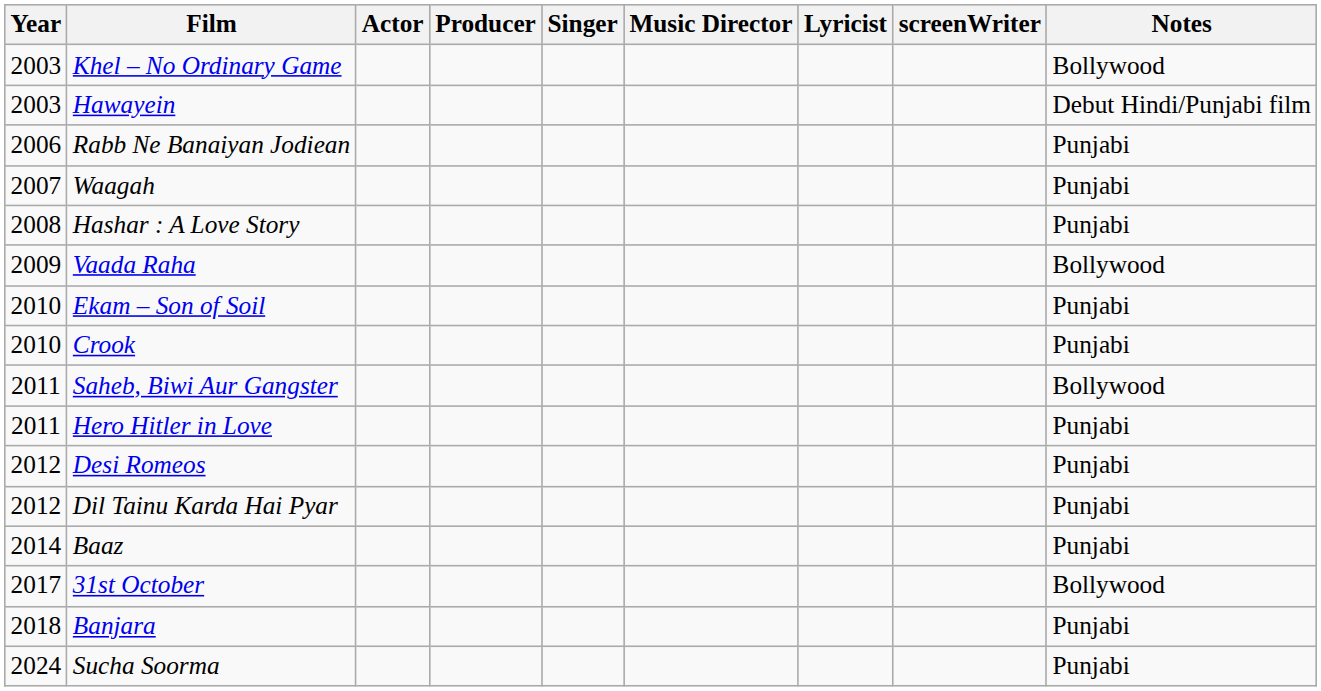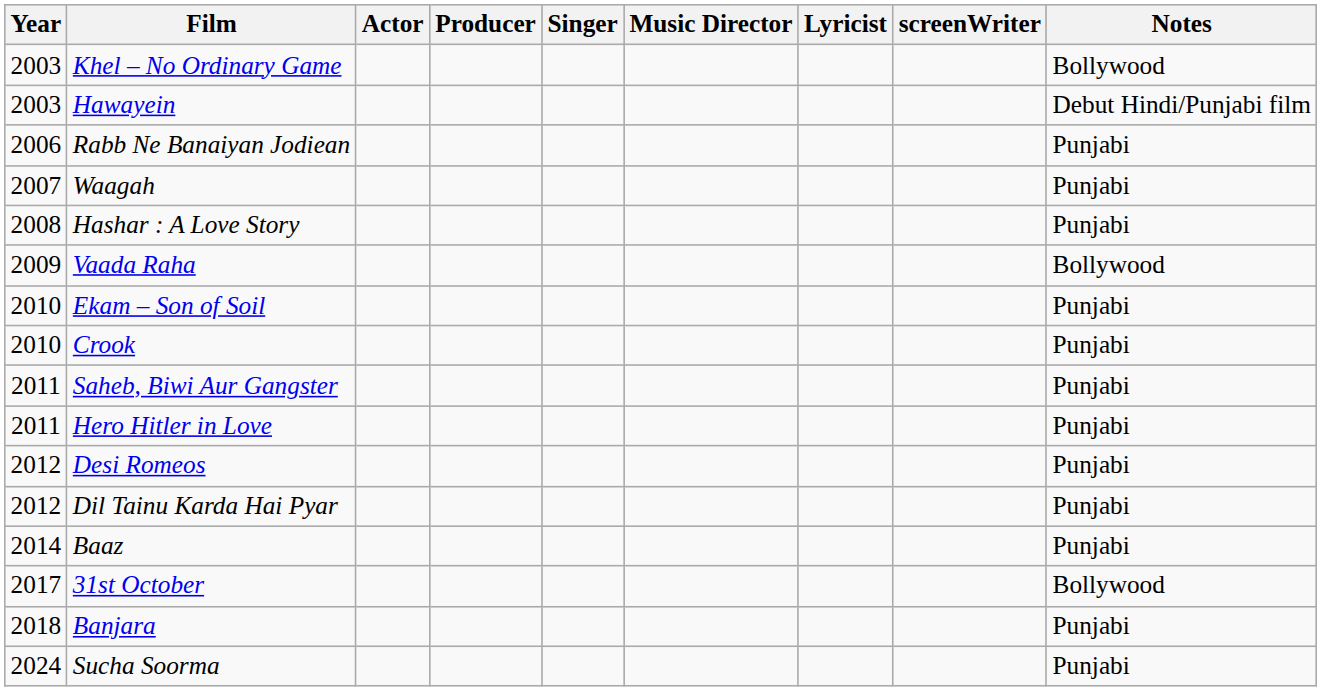(1109, 385) Bollywood -> (1091, 385) Punjabi
